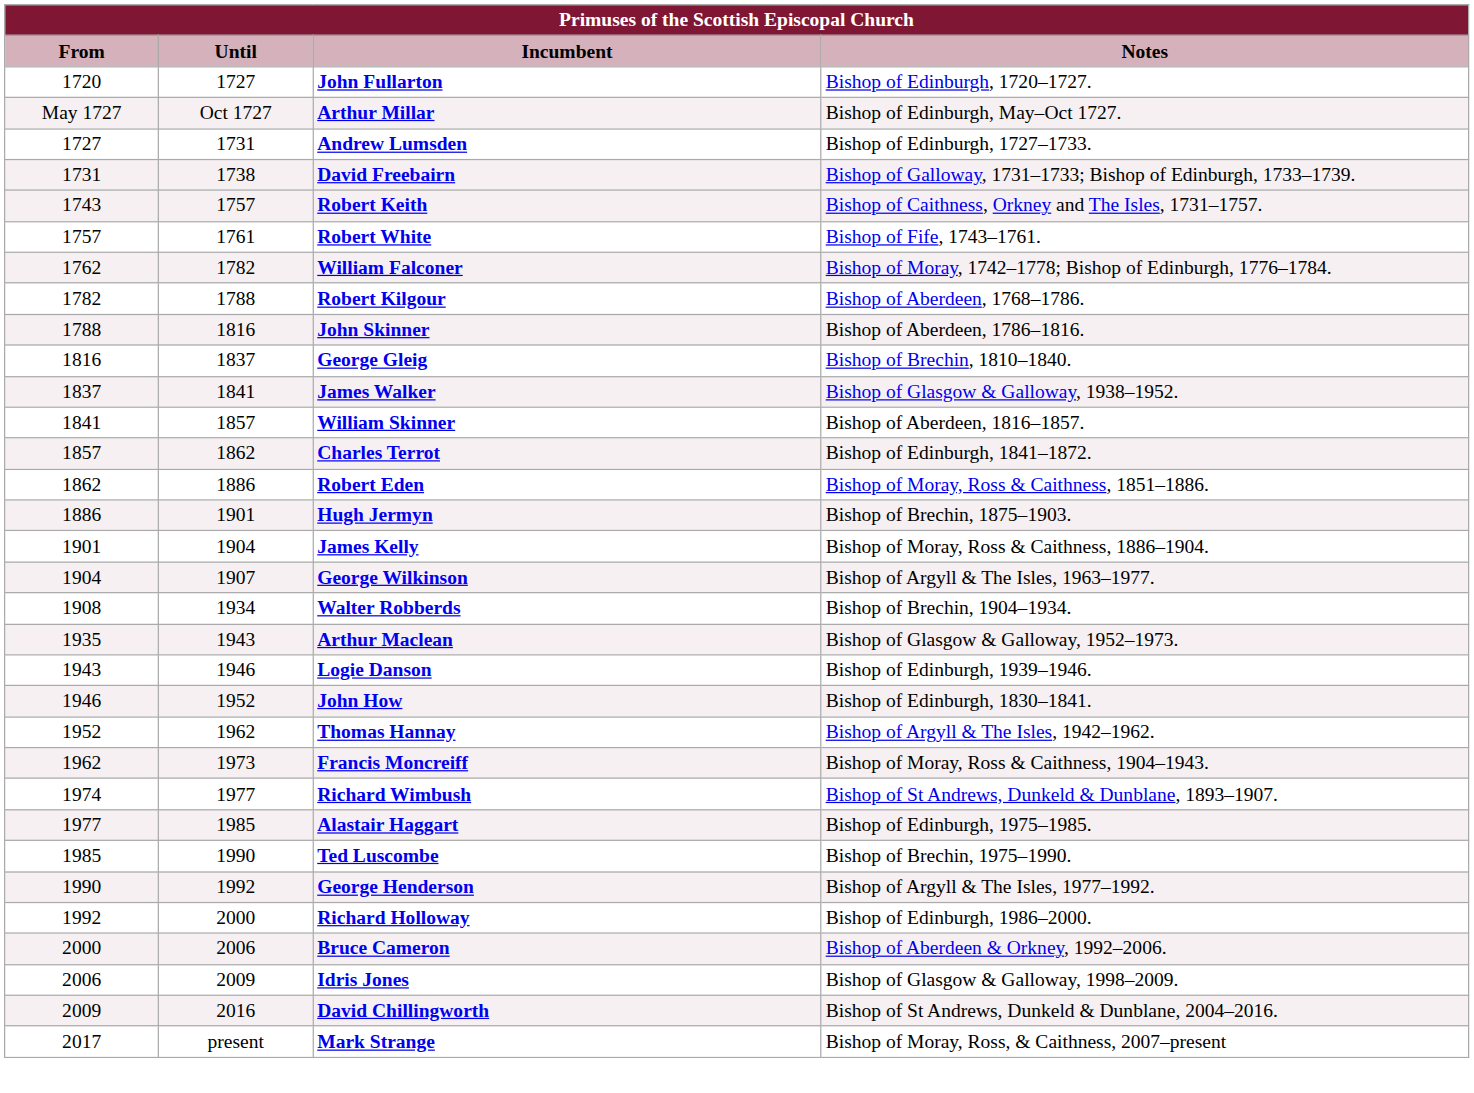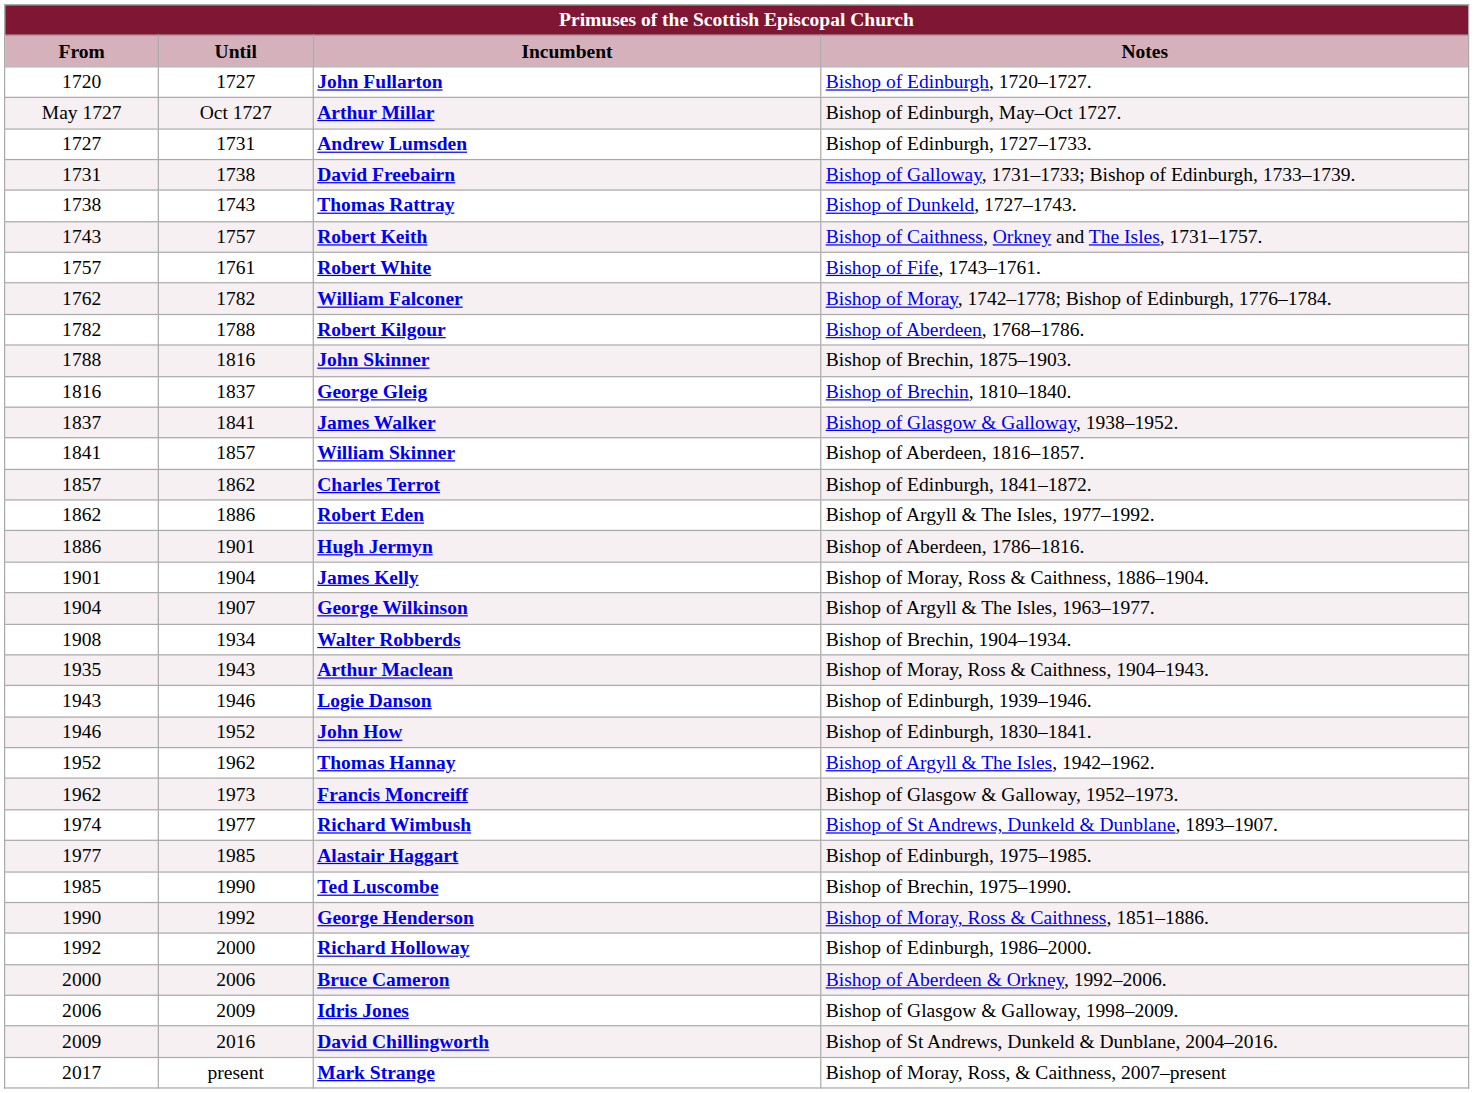+ row: (386, 205)
(955, 329) Bishop of Aberdeen, 1786–1816. -> (948, 360) Bishop of Brechin, 1875–1903.
(1017, 484) Bishop of Moray, Ross & Caithness, 1851–1886. -> (990, 515) Bishop of Argyll & The Isles, 1977–1992.
(948, 515) Bishop of Brechin, 1875–1903. -> (955, 546) Bishop of Aberdeen, 1786–1816.
(1002, 639) Bishop of Glasgow & Galloway, 1952–1973. -> (1017, 670) Bishop of Moray, Ross & Caithness, 1904–1943.
(1017, 762) Bishop of Moray, Ross & Caithness, 1904–1943. -> (1002, 793) Bishop of Glasgow & Galloway, 1952–1973.
(990, 886) Bishop of Argyll & The Isles, 1977–1992. -> (1017, 917) Bishop of Moray, Ross & Caithness, 1851–1886.
